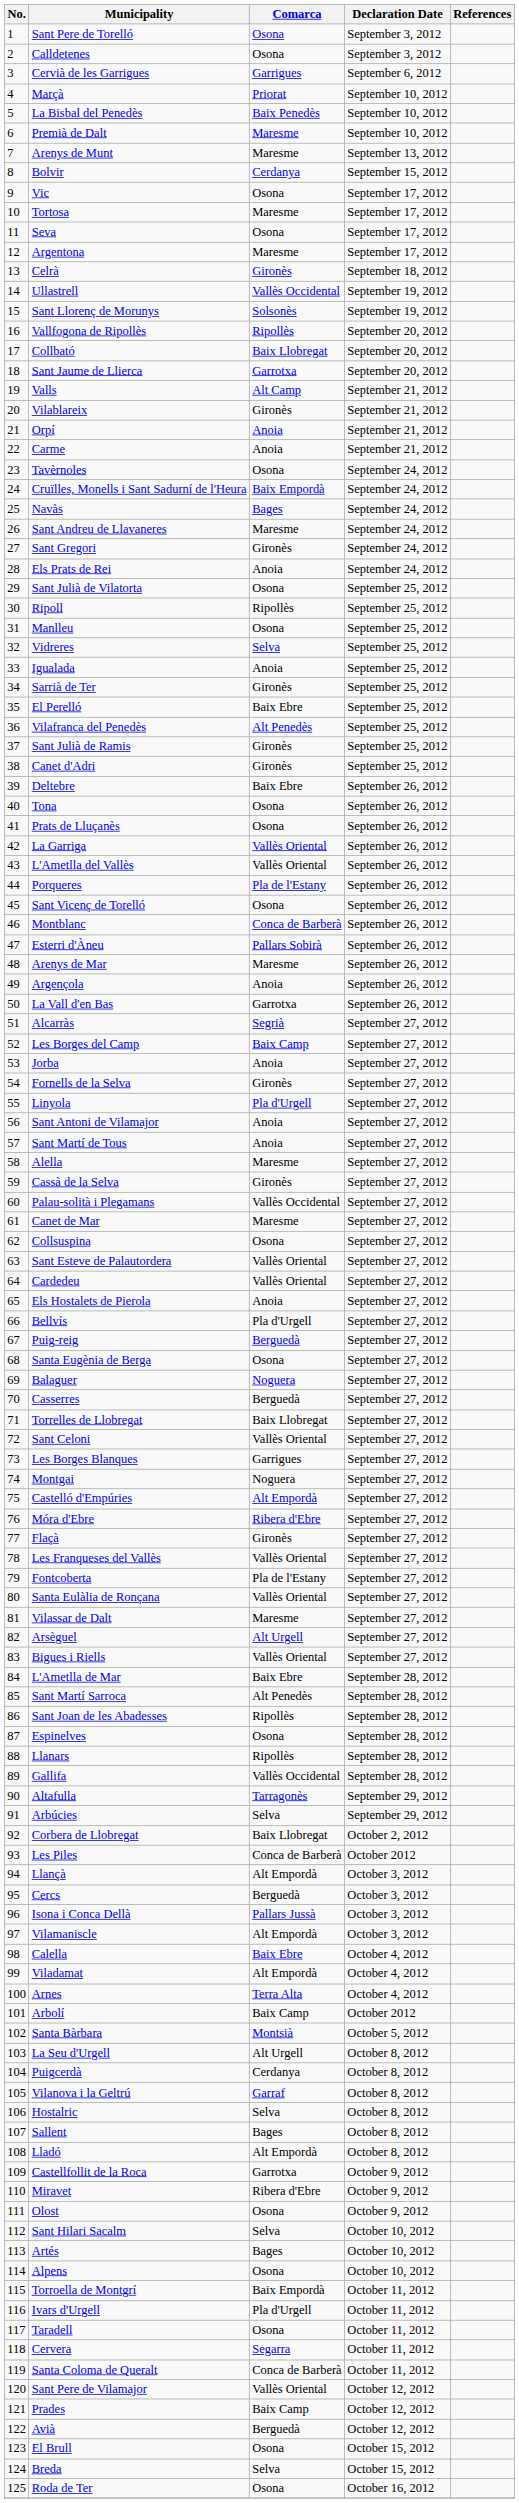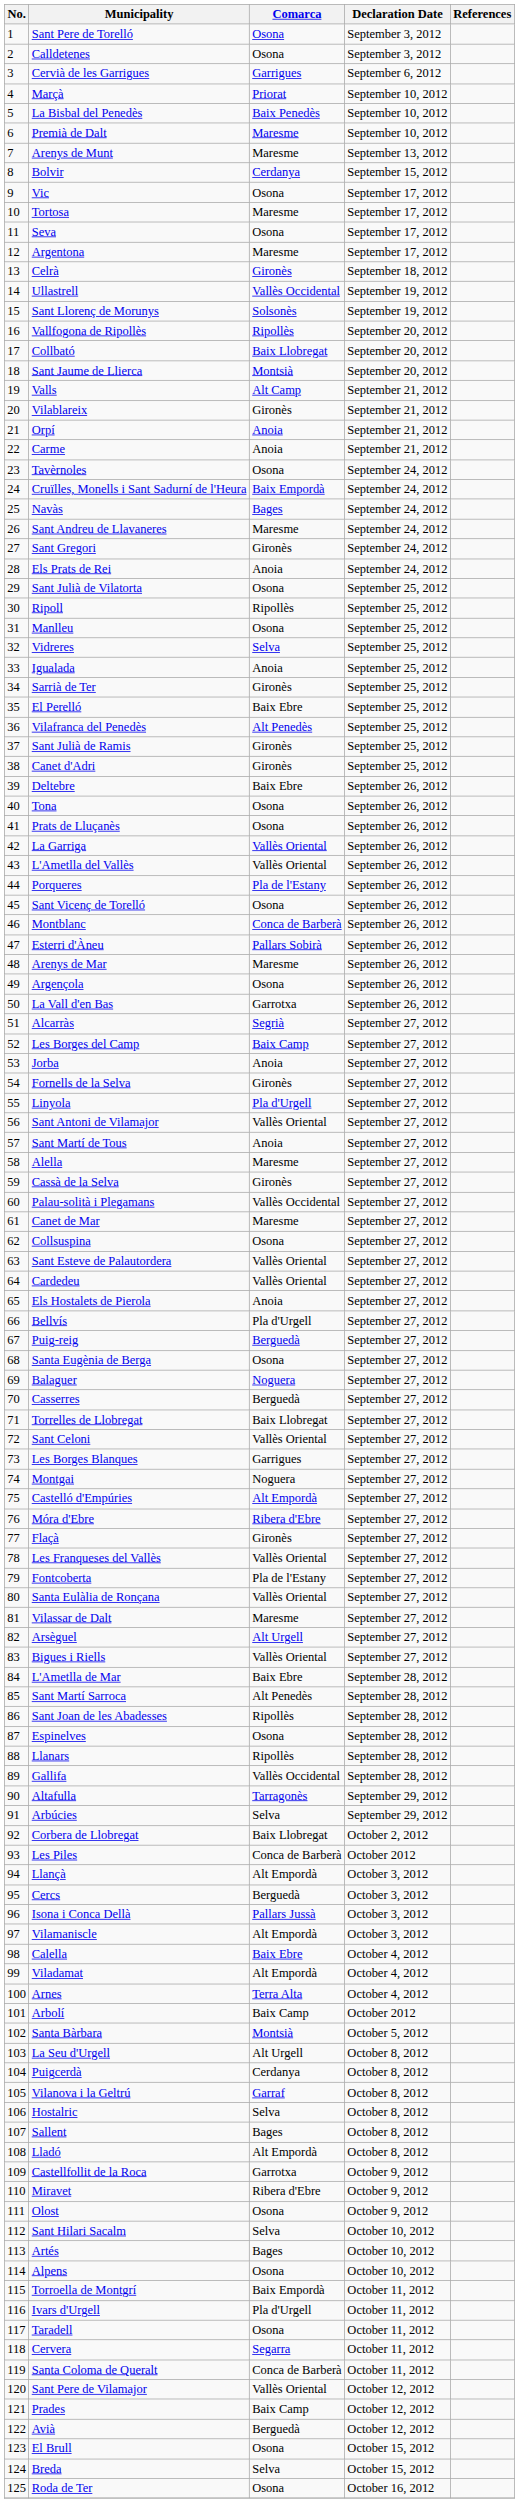(274, 370) Garrotxa -> (273, 370) Montsià
(267, 984) Anoia -> (268, 984) Osona
(267, 1122) Anoia -> (289, 1122) Vallès Oriental
